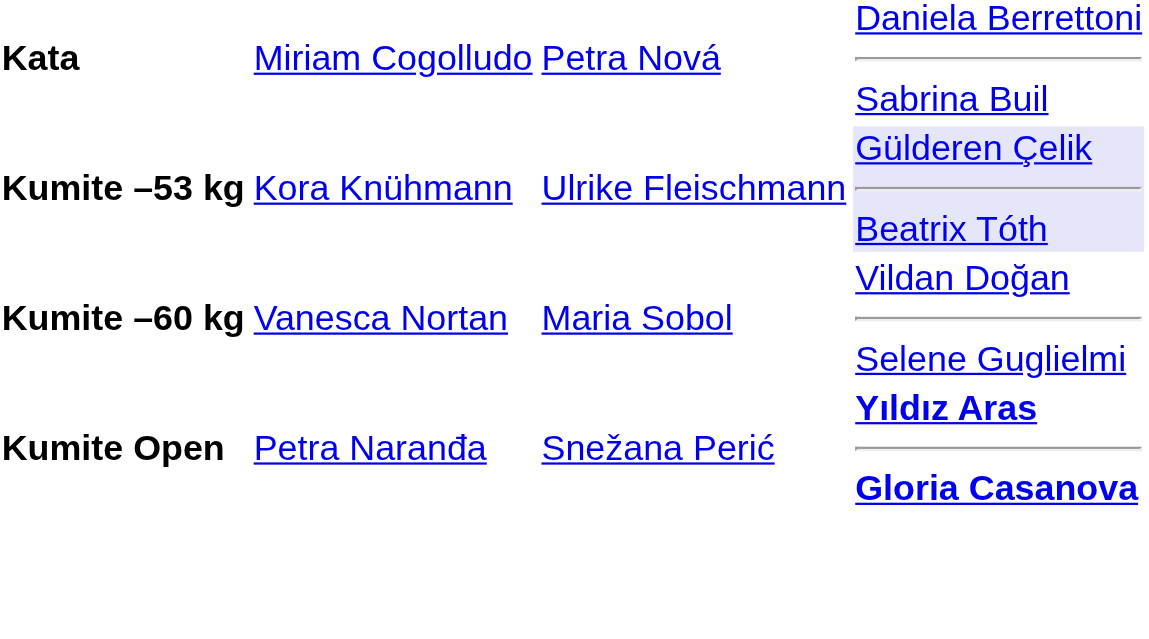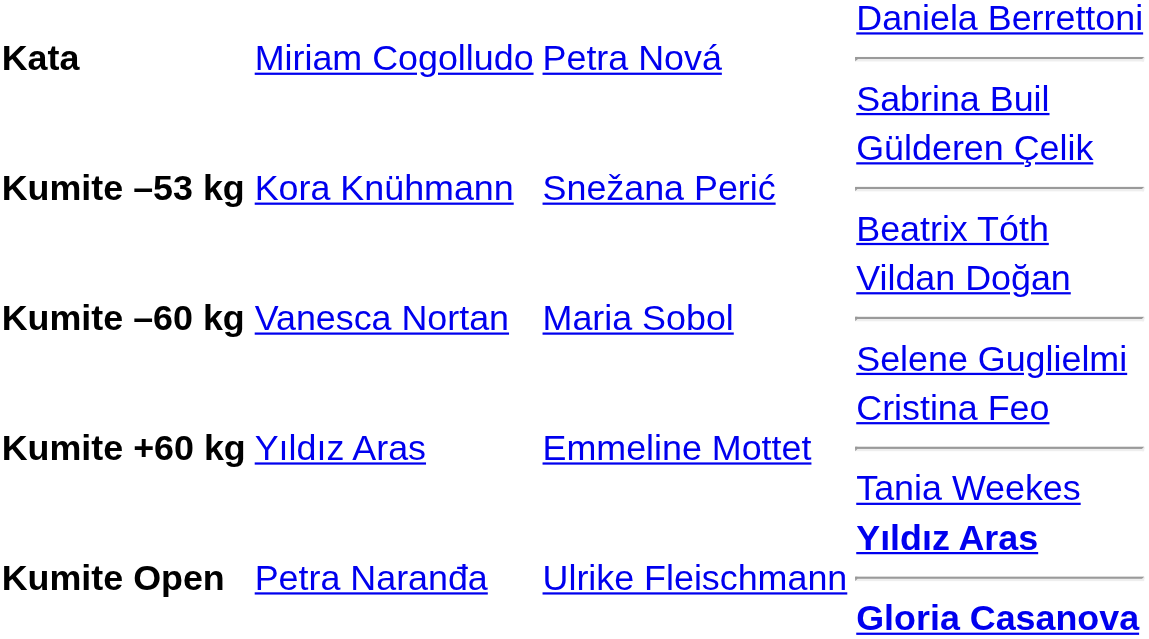(694, 188) Ulrike Fleischmann -> (659, 188) Snežana Perić
(999, 188) lavender background -> (1000, 188) no background
+ row: (124, 448)
(658, 448) Snežana Perić -> (695, 578) Ulrike Fleischmann
